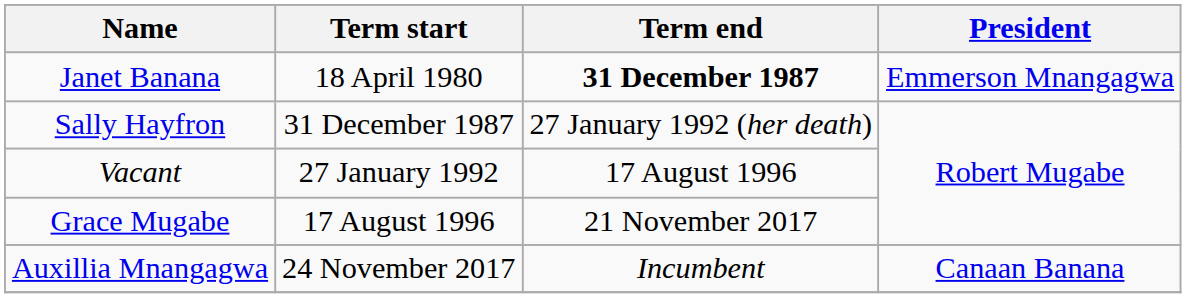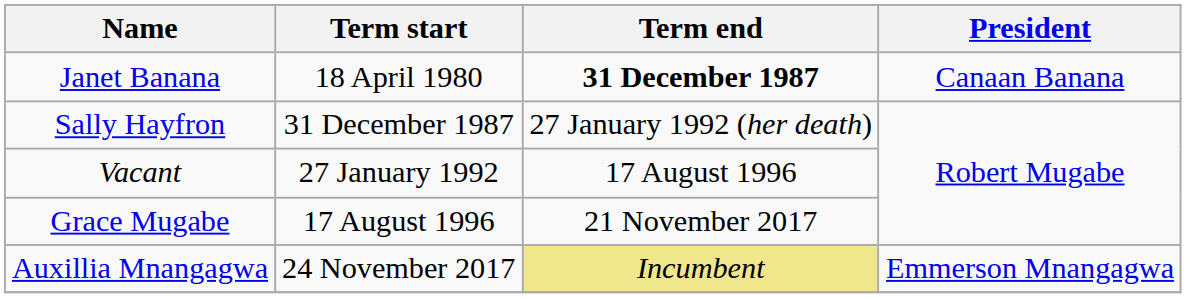(1030, 76) Emmerson Mnangagwa -> (1030, 76) Canaan Banana
(701, 268) no background -> (701, 268) khaki background
(1030, 268) Canaan Banana -> (1030, 268) Emmerson Mnangagwa
